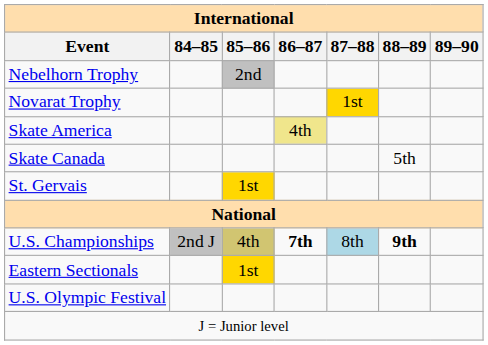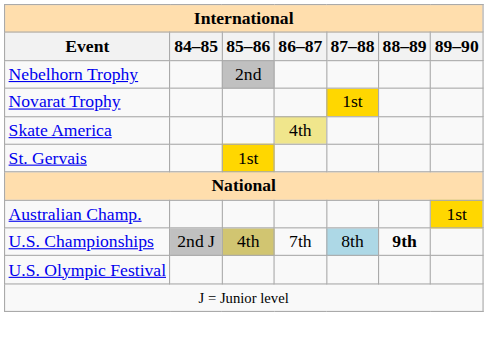- row: (57, 158)
+ row: (75, 213)
(300, 241) bold -> (300, 241) normal
- row: (73, 269)
